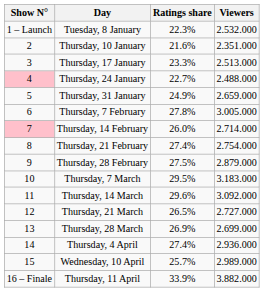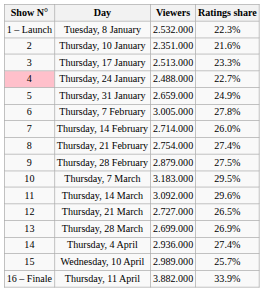columns swapped: (237, 13) <-> (182, 13)
(29, 129) pink background -> (29, 129) no background
